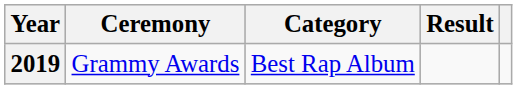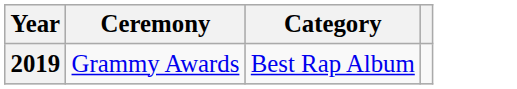- column: (460, 24)
